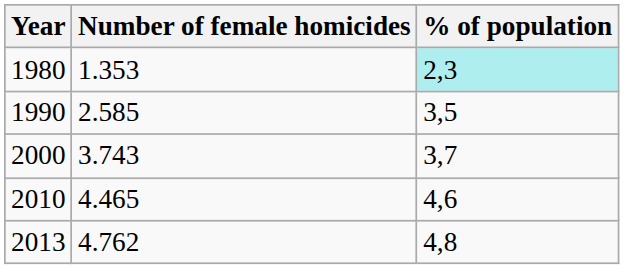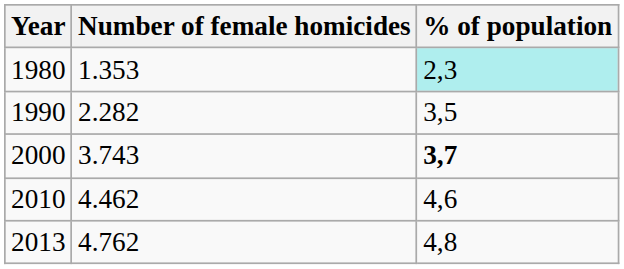(109, 112) 2.585 -> (109, 112) 2.282
(440, 155) normal -> (440, 155) bold
(109, 198) 4.465 -> (109, 198) 4.462
